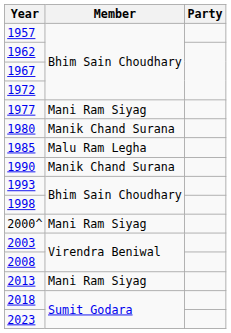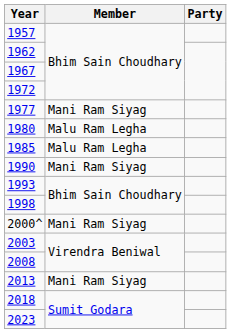(111, 128) Manik Chand Surana -> (97, 128) Malu Ram Legha
(111, 167) Manik Chand Surana -> (97, 167) Mani Ram Siyag
